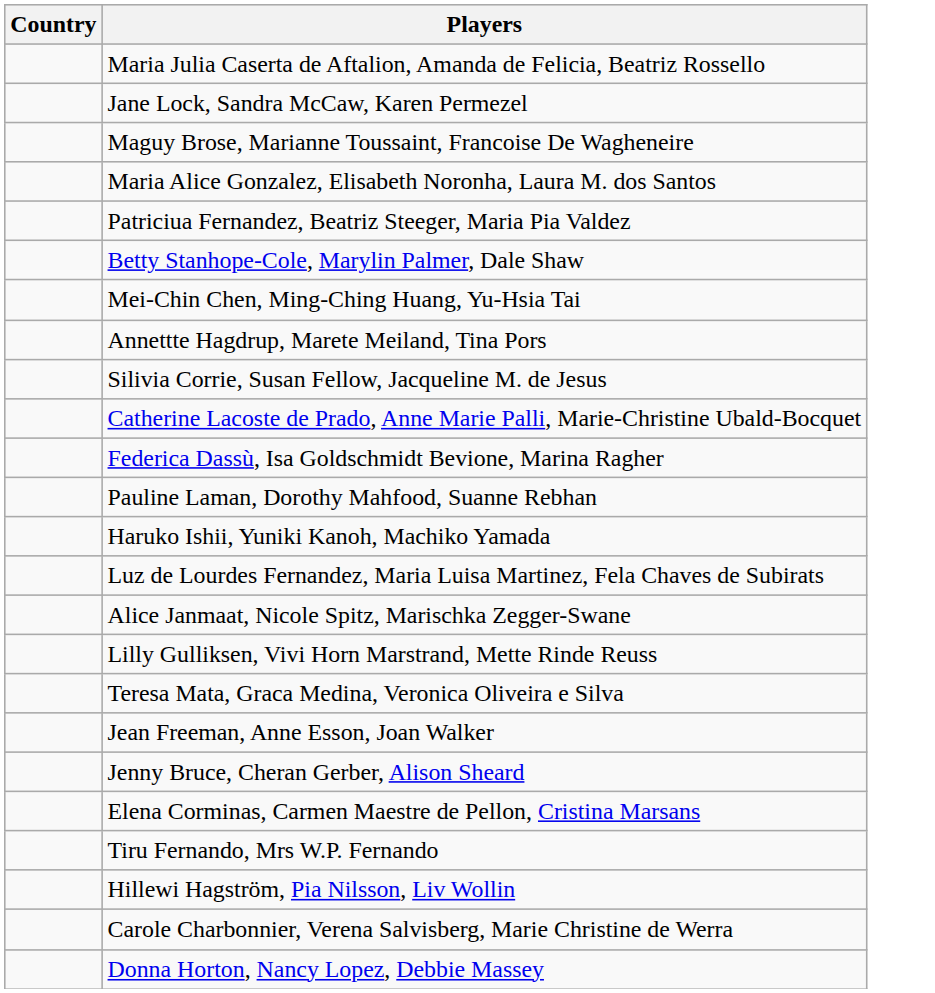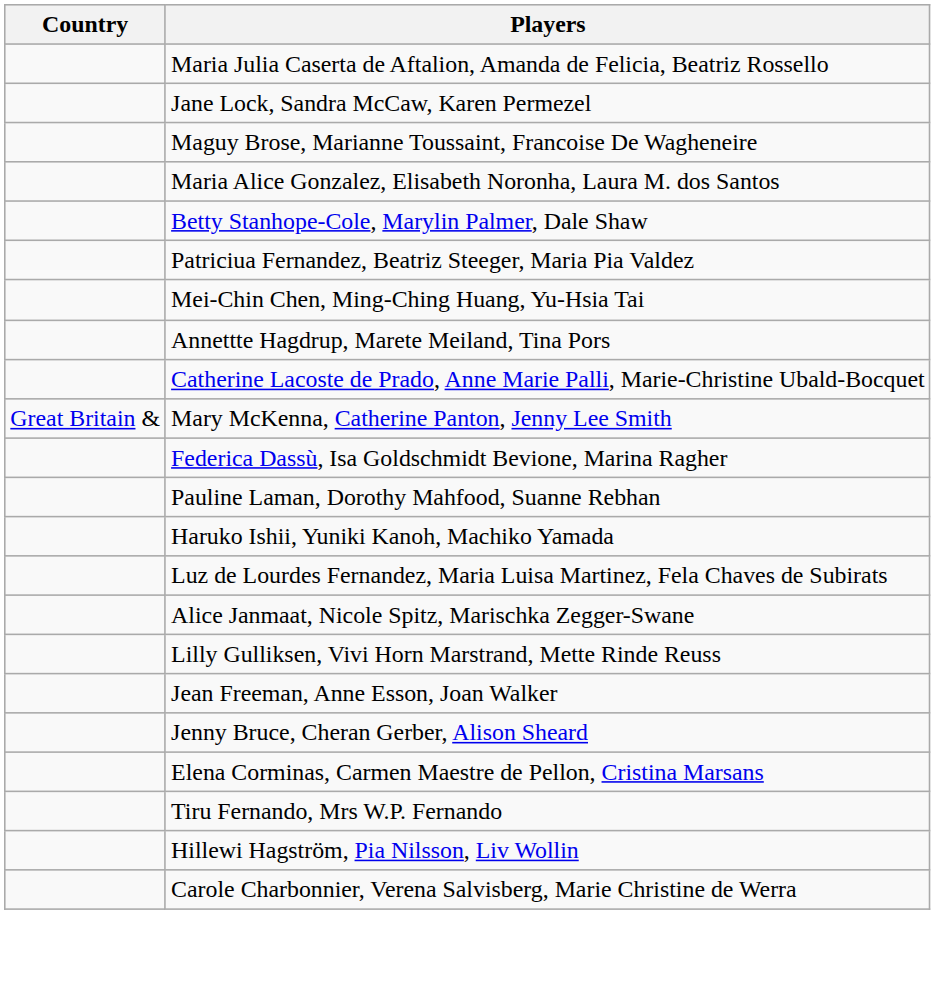rows swapped: (346, 260) <-> (369, 221)
- row: (357, 378)
+ row: (421, 417)
- row: (366, 693)
- row: (326, 968)
